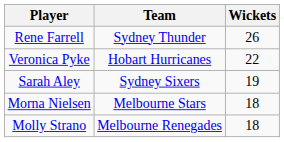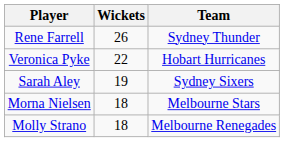columns swapped: (160, 15) <-> (252, 15)
